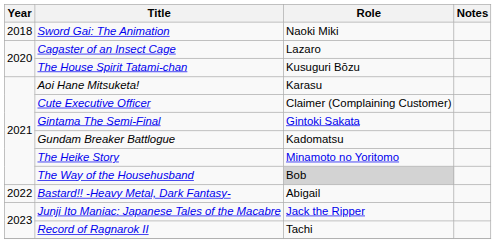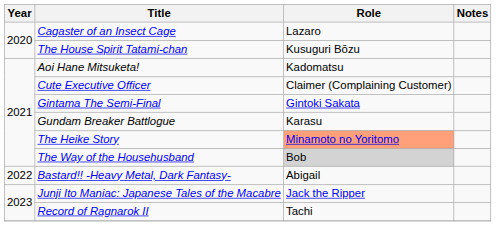- row: (104, 31)
(304, 85) Karasu -> (315, 67) Kadomatsu
(315, 139) Kadomatsu -> (304, 121) Karasu
(343, 157) no background -> (343, 139) lightsalmon background
